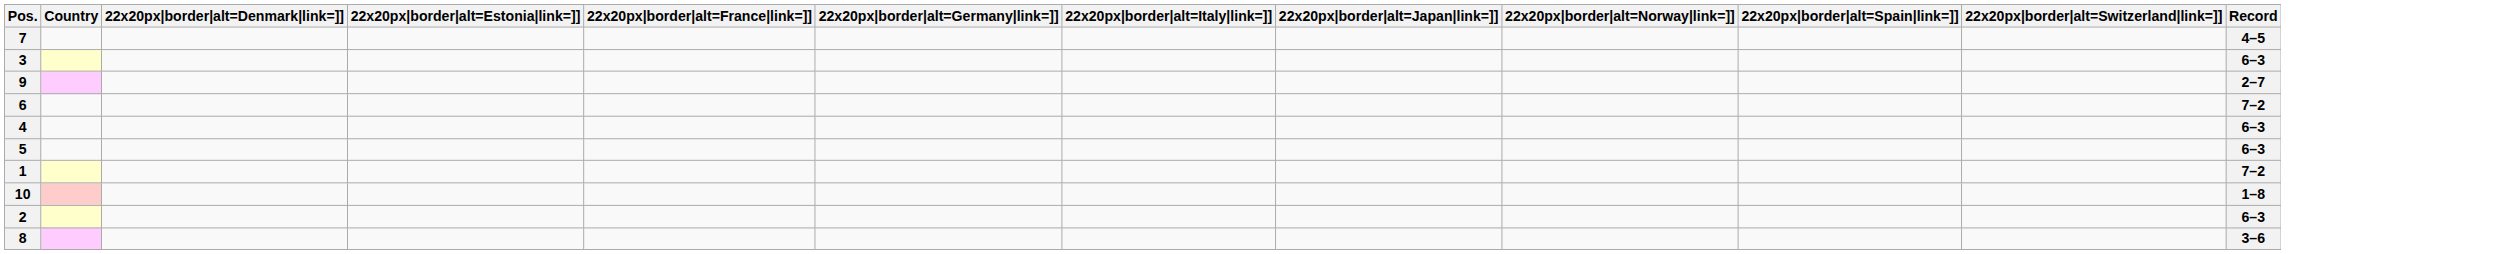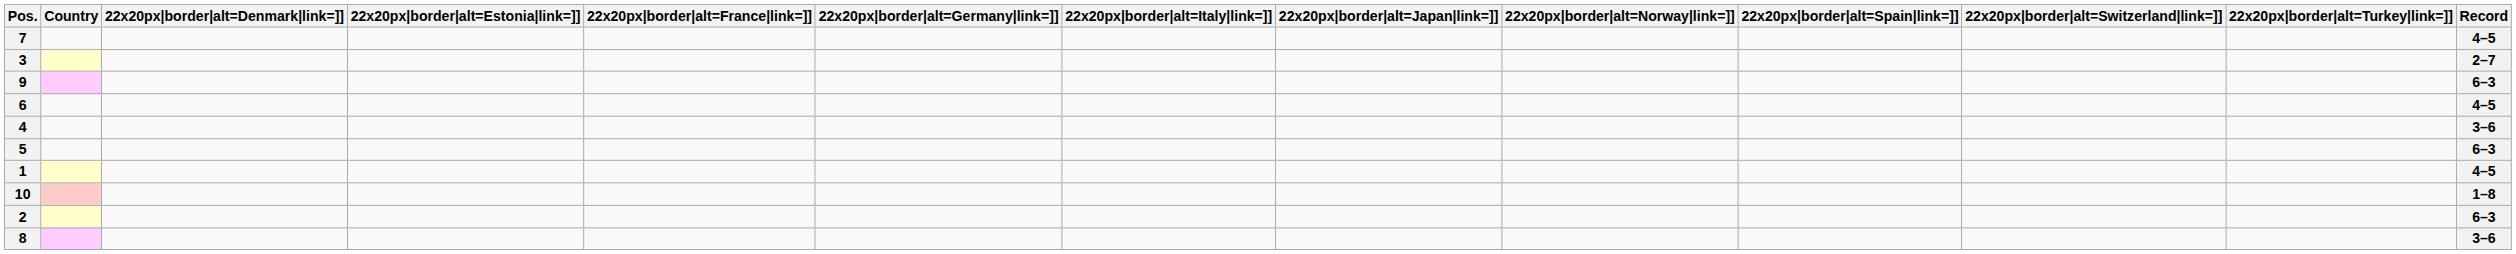+ column: (2341, 16)
(2253, 61) 6–3 -> (2484, 61) 2–7
(2253, 83) 2–7 -> (2484, 83) 6–3
(2253, 105) 7–2 -> (2484, 105) 4–5
(2253, 128) 6–3 -> (2484, 128) 3–6
(2253, 172) 7–2 -> (2484, 172) 4–5
